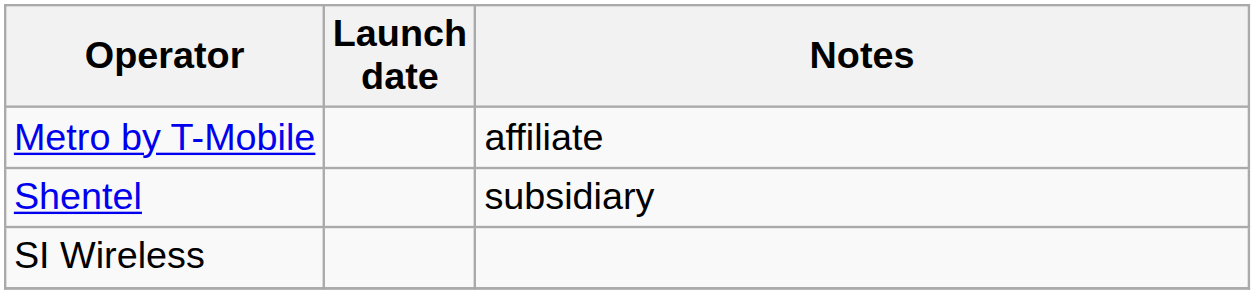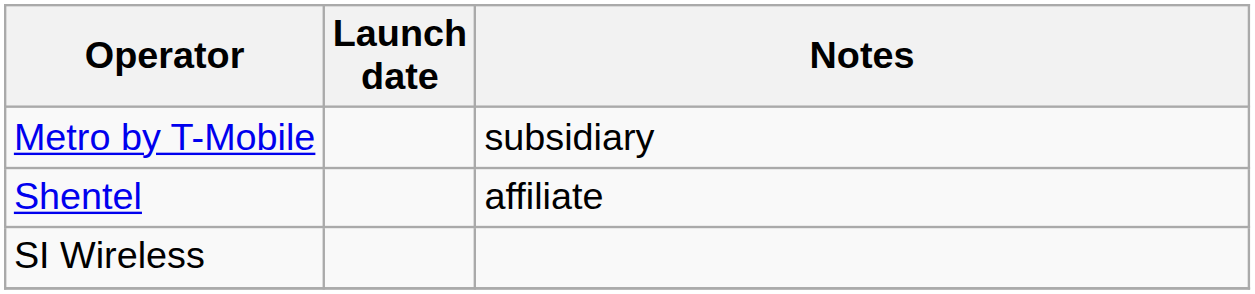(544, 136) affiliate -> (569, 136) subsidiary
(569, 196) subsidiary -> (544, 196) affiliate
